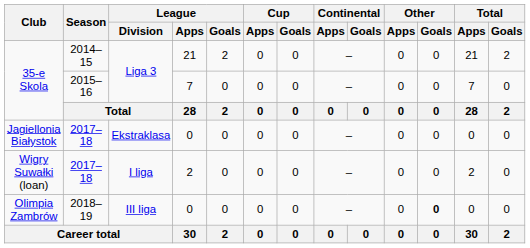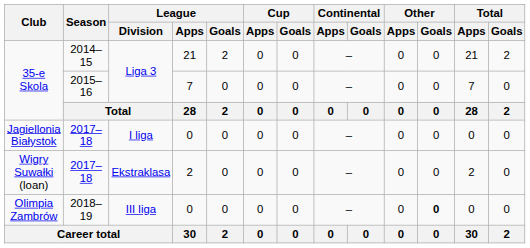(141, 135) Ekstraklasa -> (141, 135) I liga
(141, 172) I liga -> (141, 172) Ekstraklasa
